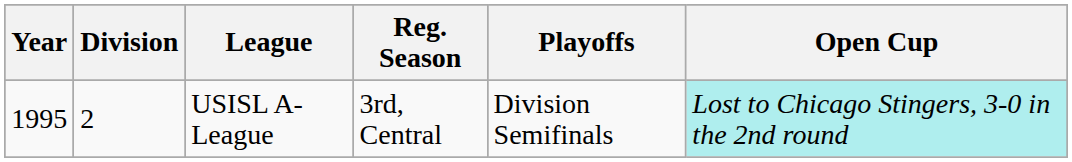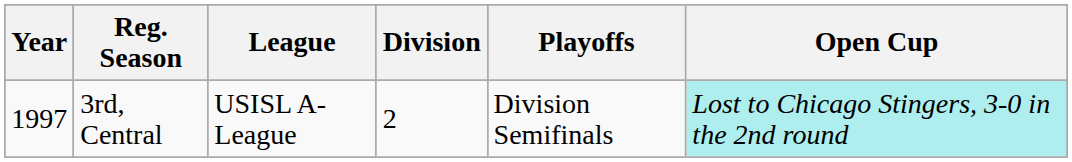columns swapped: (129, 42) <-> (420, 42)
(39, 118) 1995 -> (39, 118) 1997
